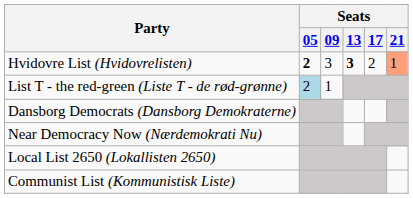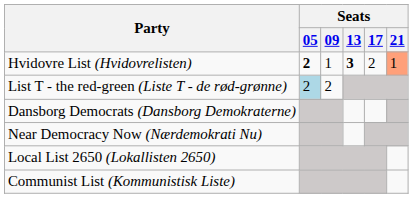(328, 63) 3 -> (328, 63) 1
(328, 87) 1 -> (328, 87) 2
